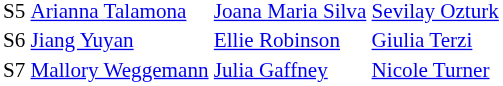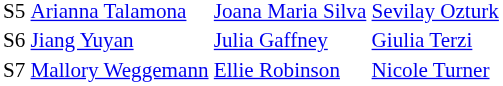(277, 40) Ellie Robinson -> (271, 40) Julia Gaffney
(271, 69) Julia Gaffney -> (277, 69) Ellie Robinson
